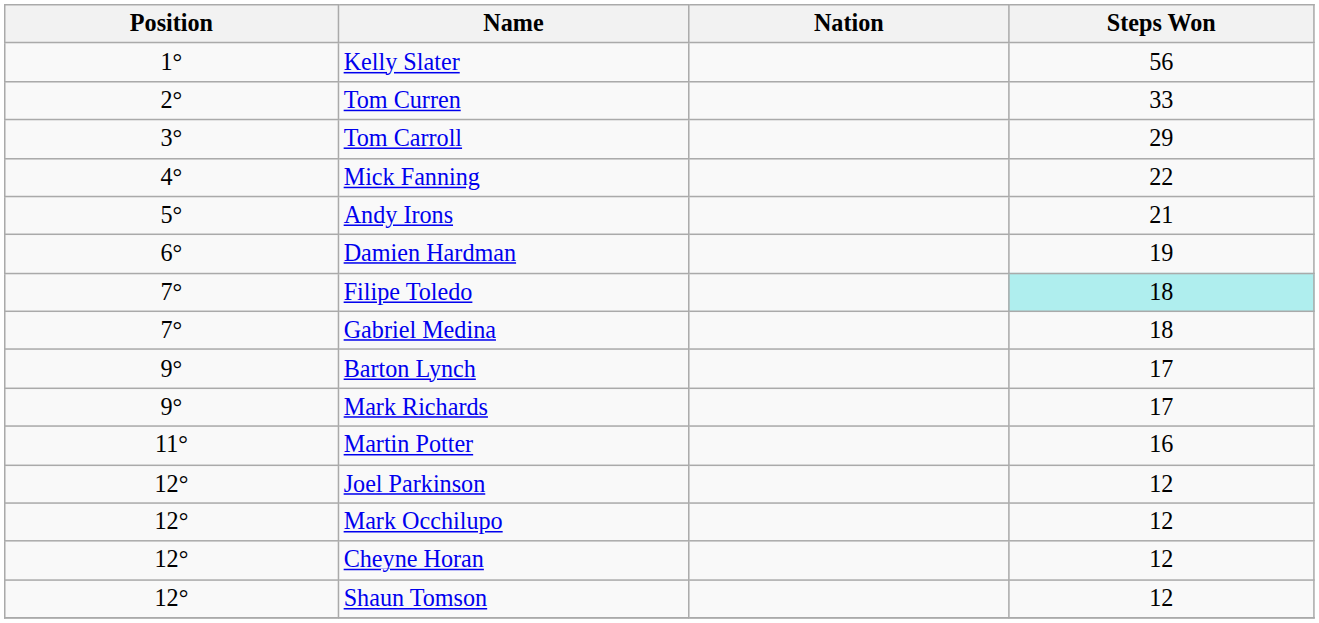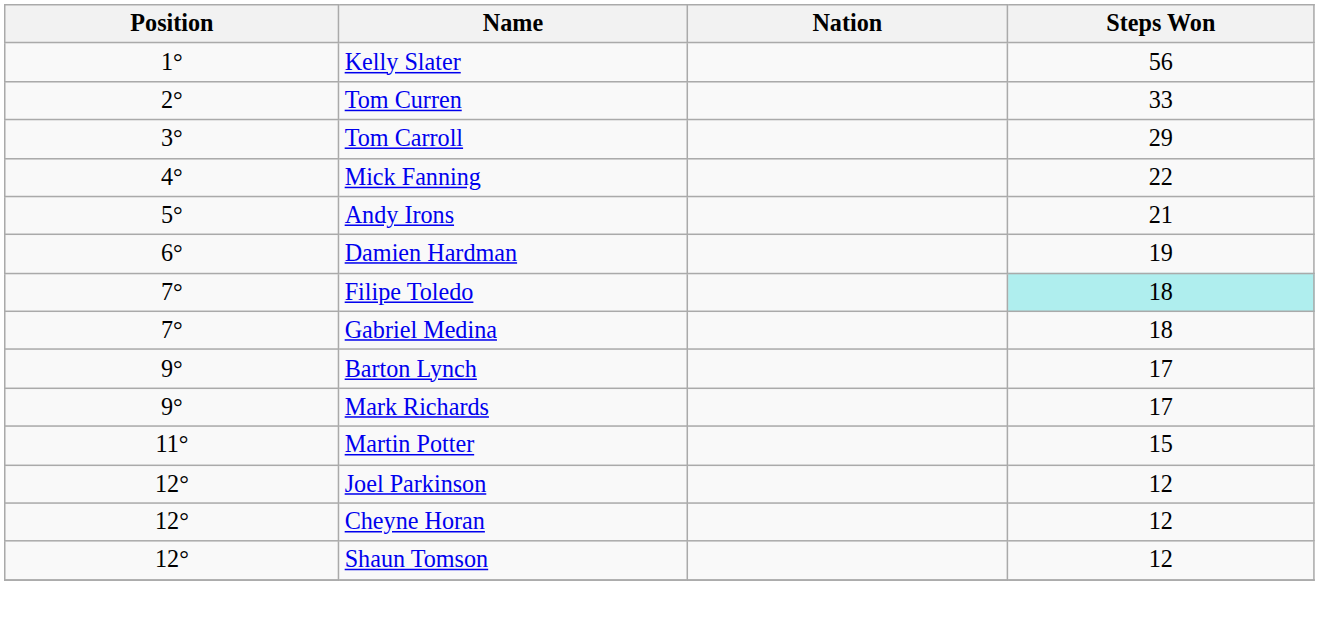(1161, 445) 16 -> (1161, 445) 15
- row: (423, 521)
